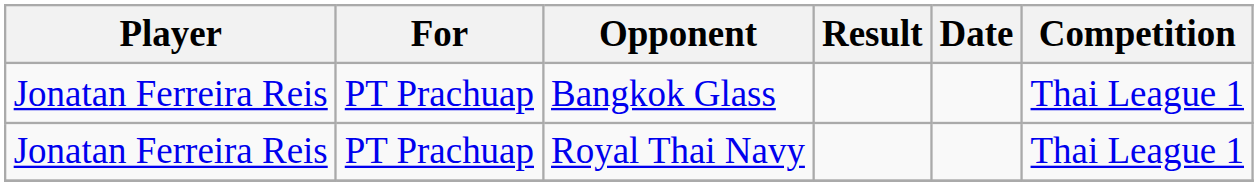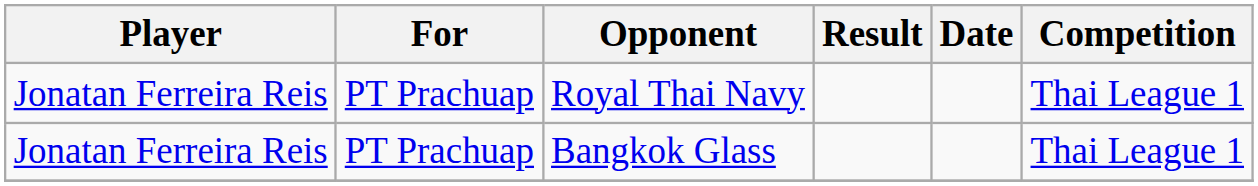rows swapped: (663, 92) <-> (678, 151)
